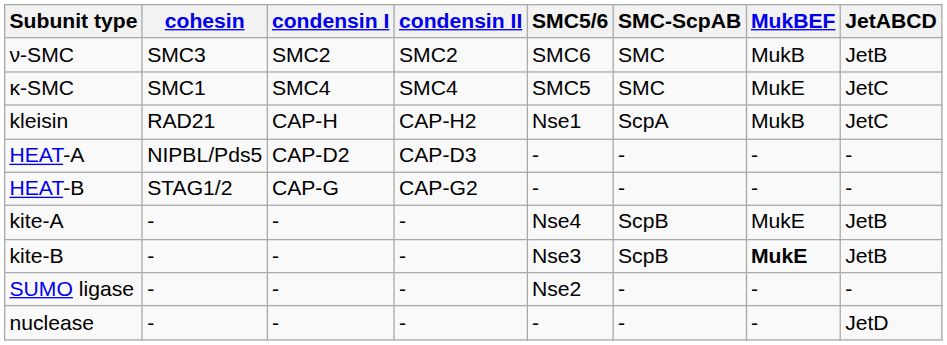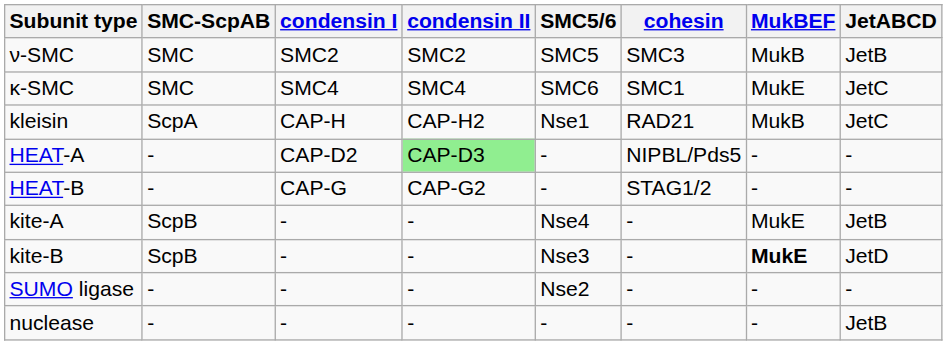columns swapped: (205, 21) <-> (680, 21)
(561, 54) SMC6 -> (569, 54) SMC5
(561, 88) SMC5 -> (569, 88) SMC6
(438, 155) no background -> (446, 155) lightgreen background
(866, 255) JetB -> (867, 255) JetD
(867, 322) JetD -> (866, 322) JetB
